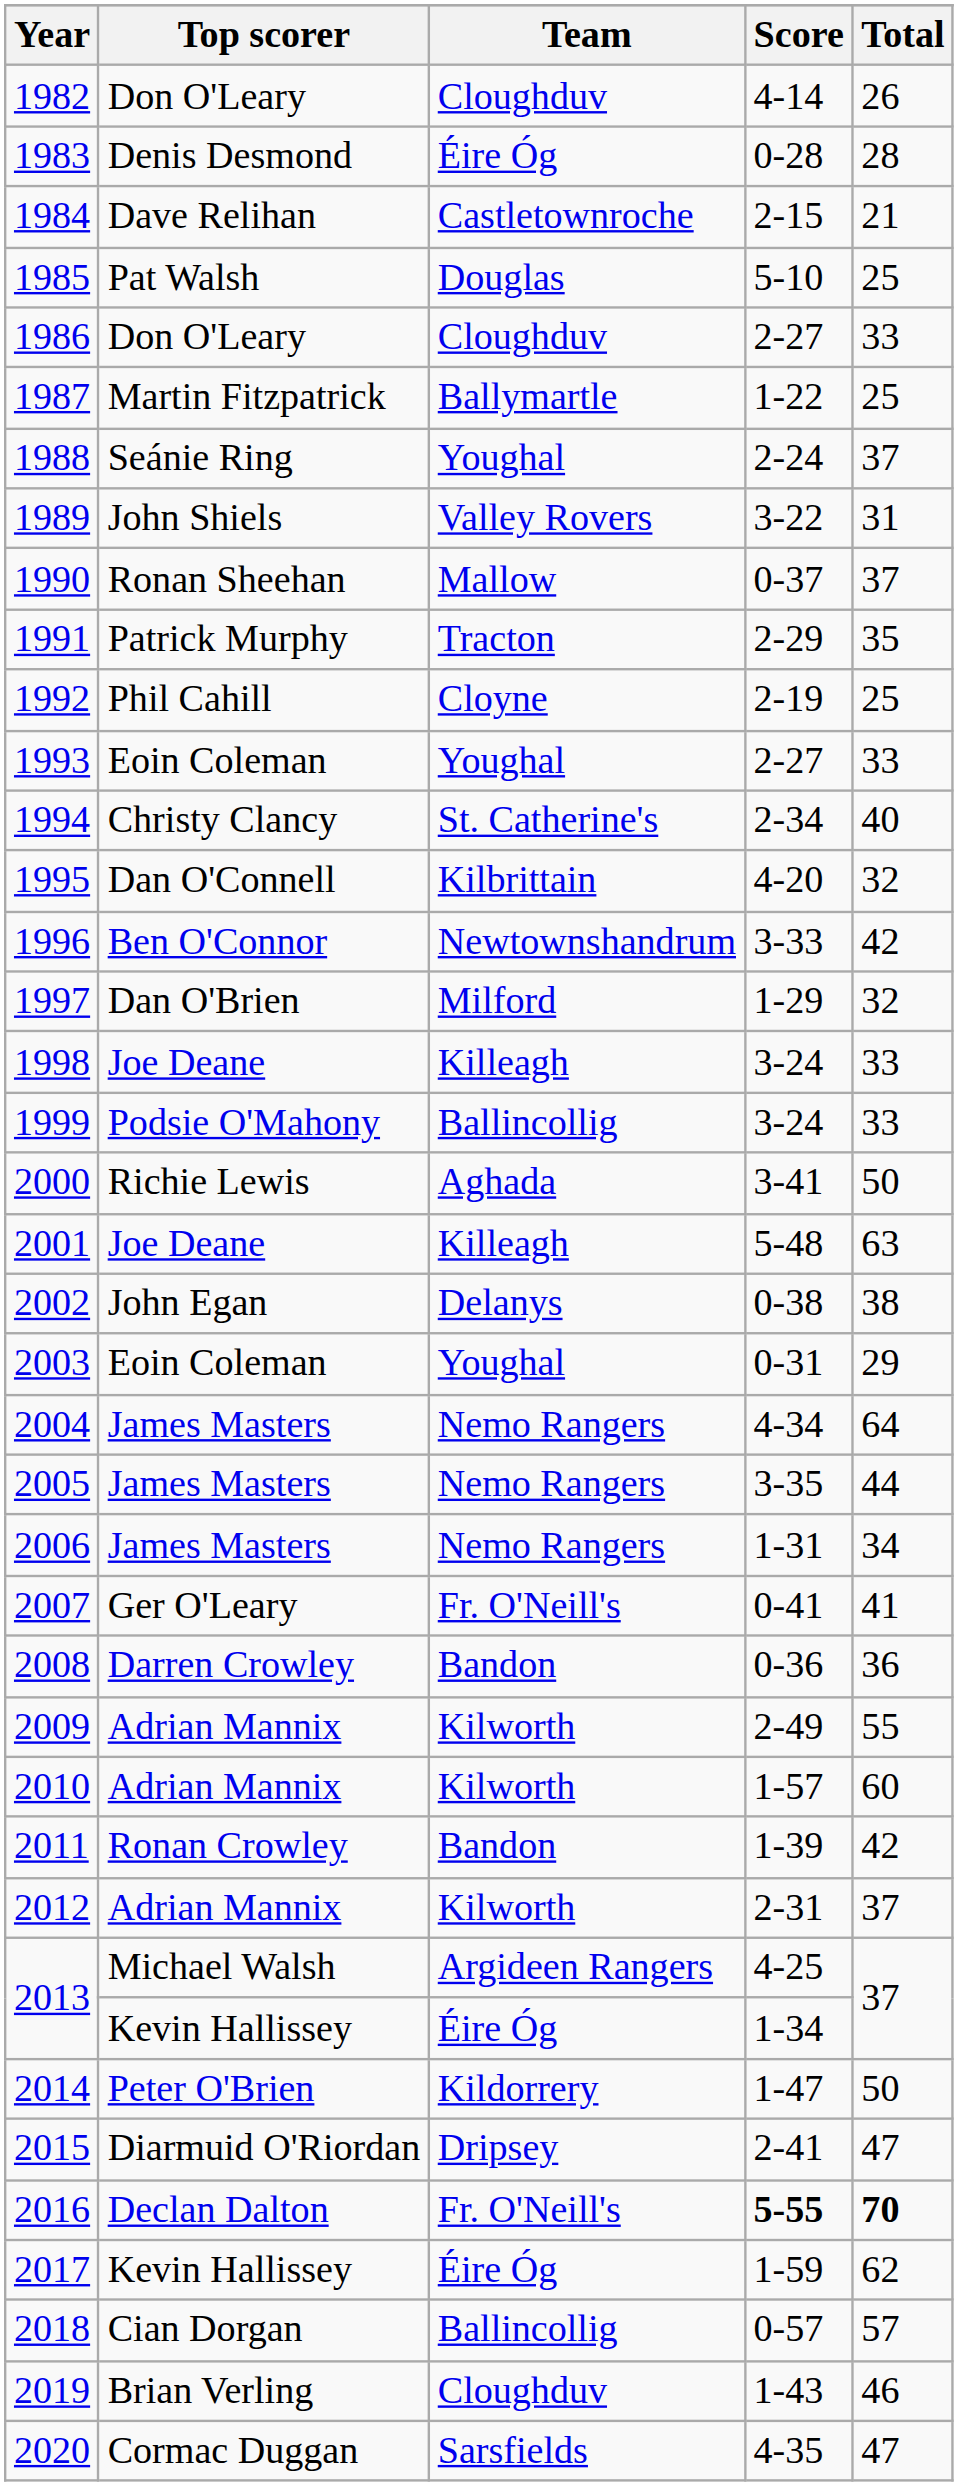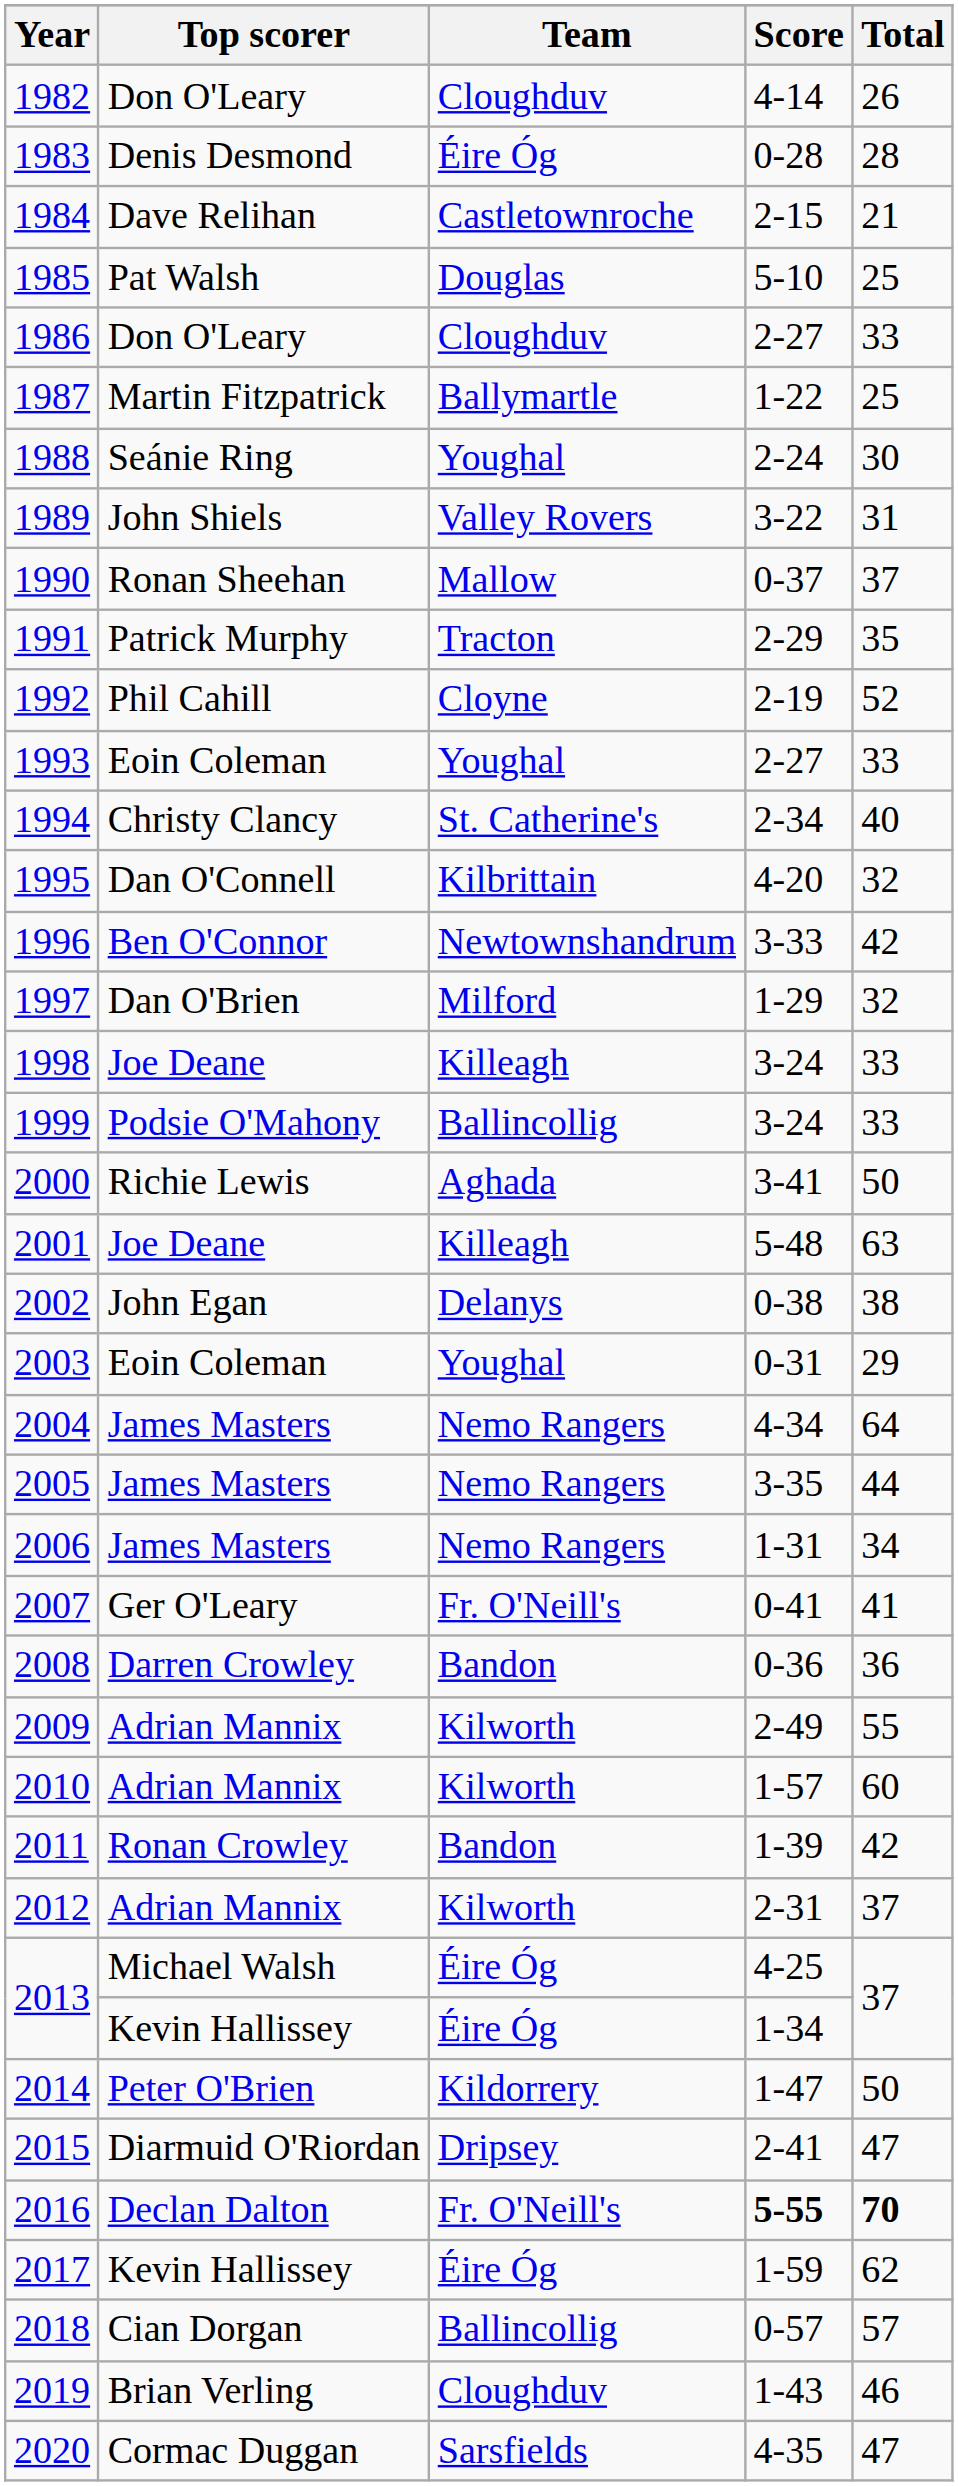(880, 457) 37 -> (880, 457) 30
(880, 699) 25 -> (880, 699) 52
(575, 1967) Argideen Rangers -> (497, 1967) Éire Óg
